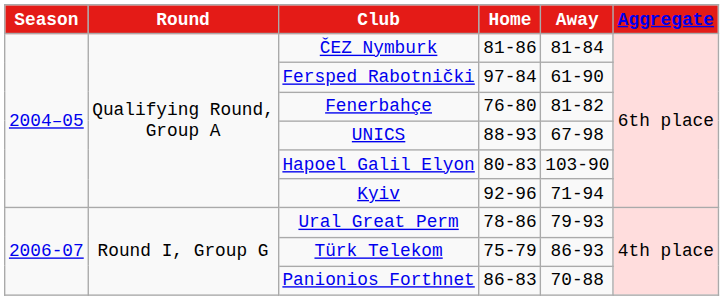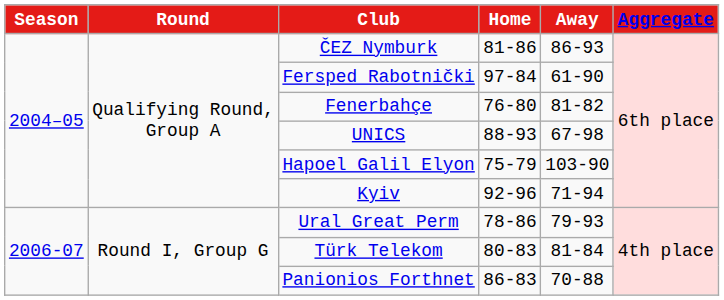(577, 48) 81-84 -> (577, 48) 86-93
(510, 164) 80-83 -> (510, 164) 75-79
(510, 251) 75-79 -> (510, 251) 80-83
(577, 251) 86-93 -> (577, 251) 81-84
